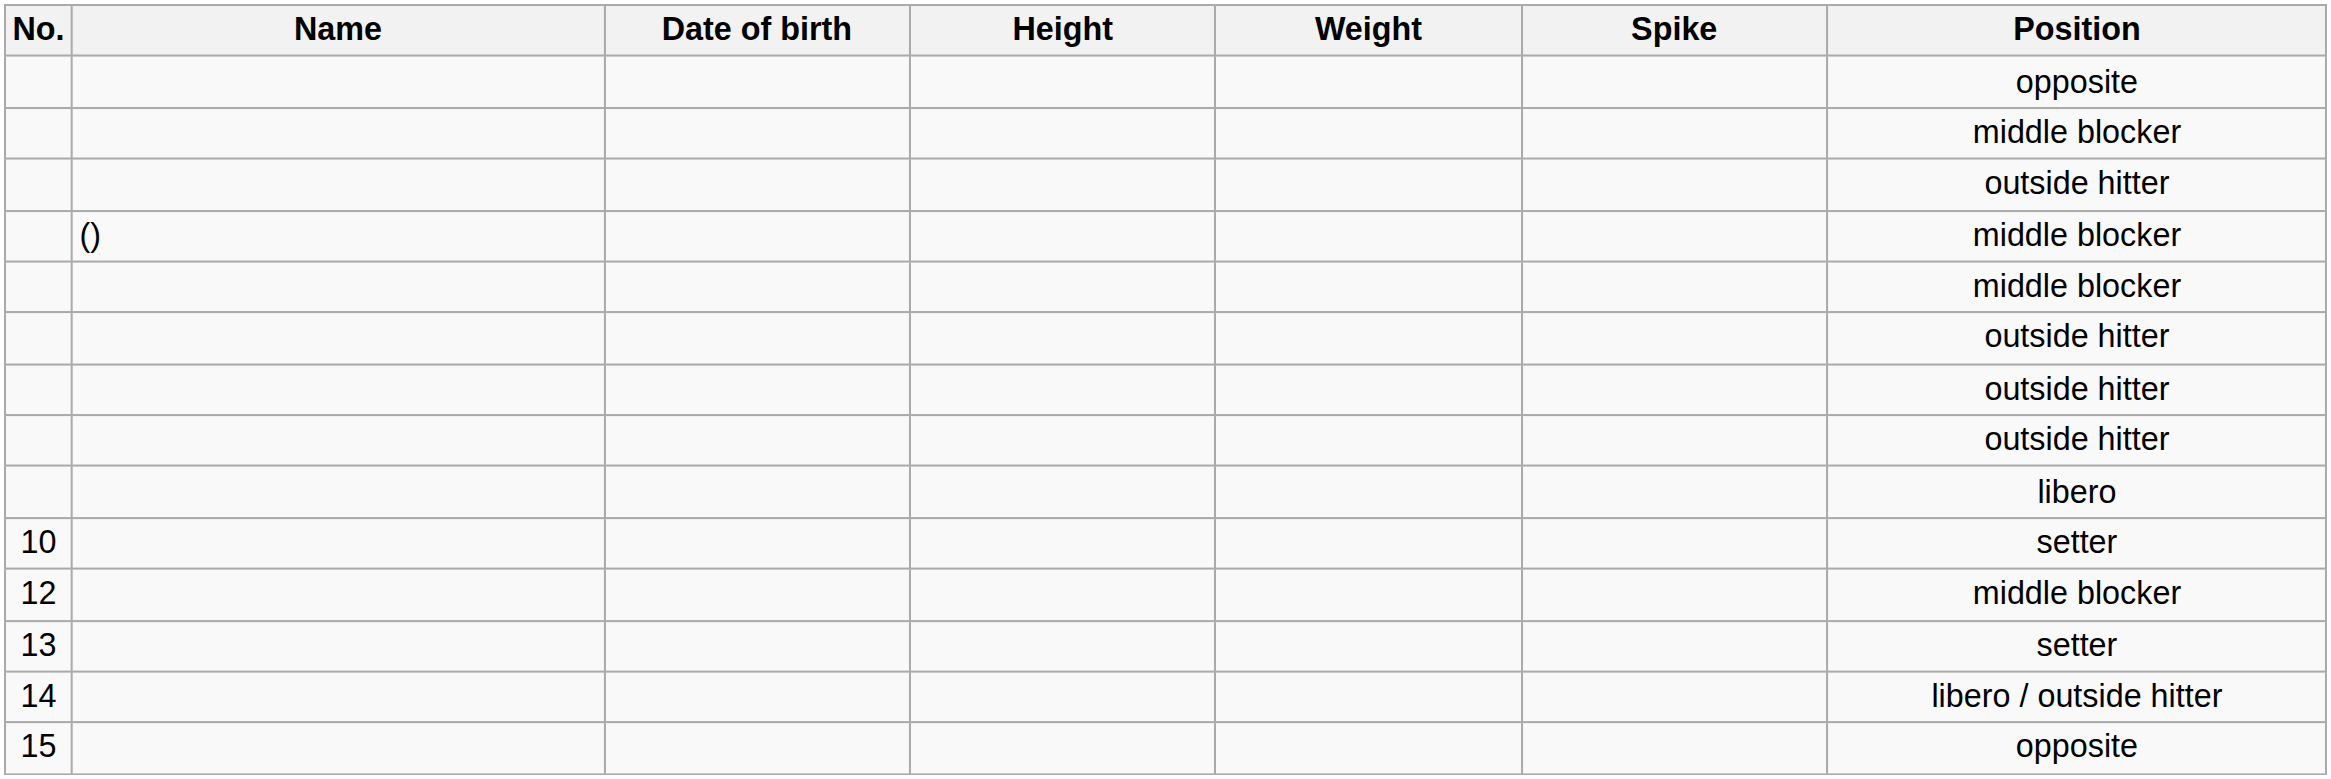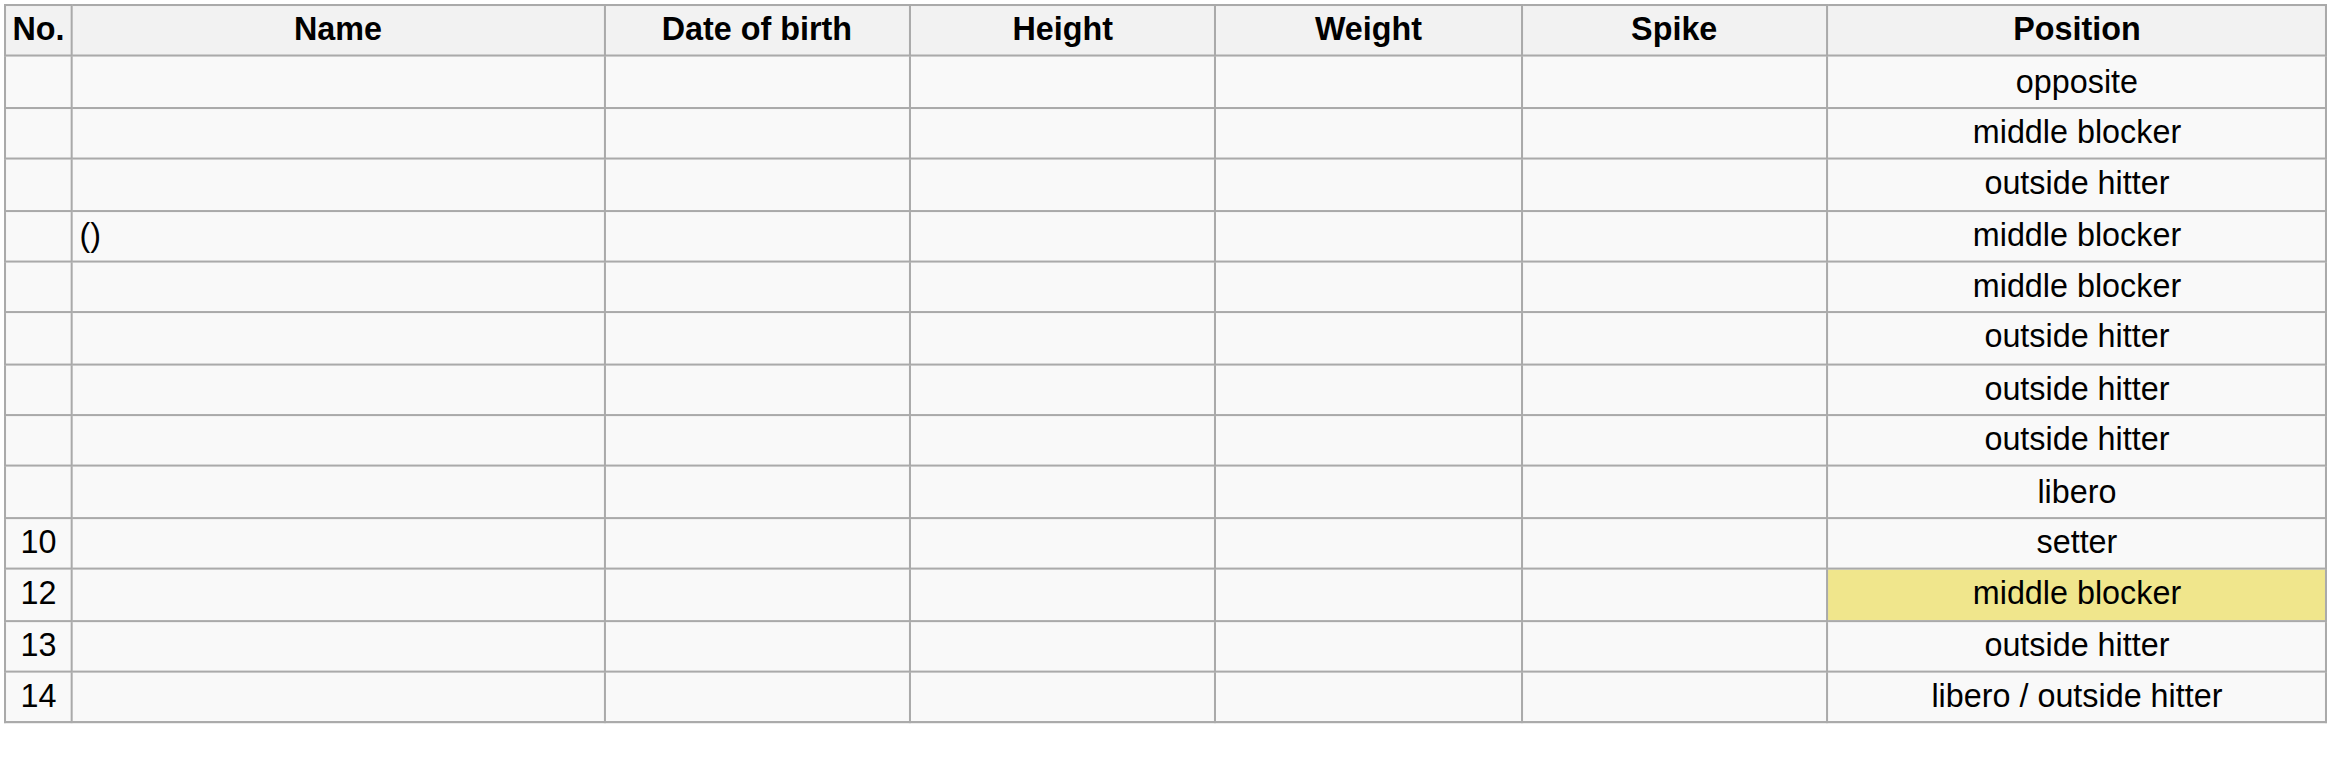(2077, 593) no background -> (2077, 593) khaki background
(2077, 645) setter -> (2077, 645) outside hitter
- row: (38, 747)
